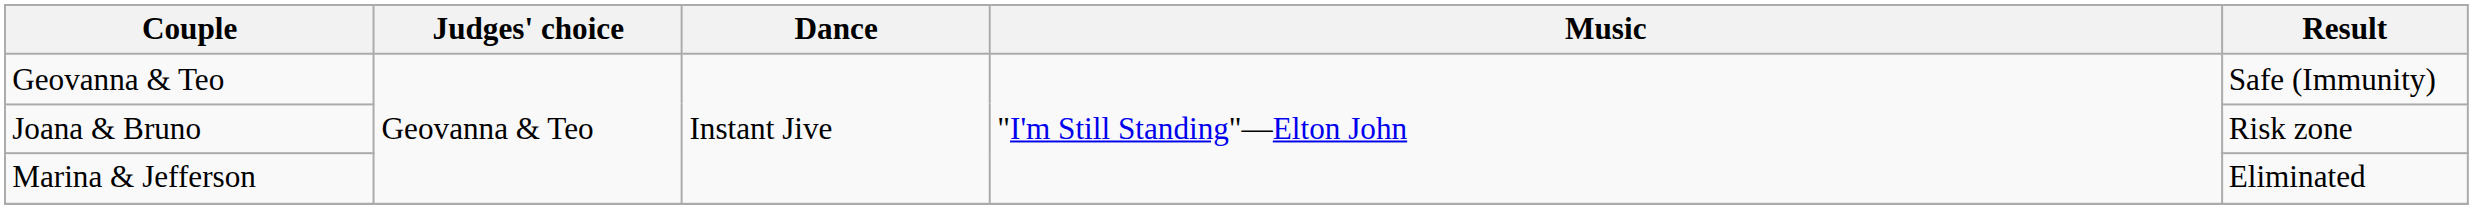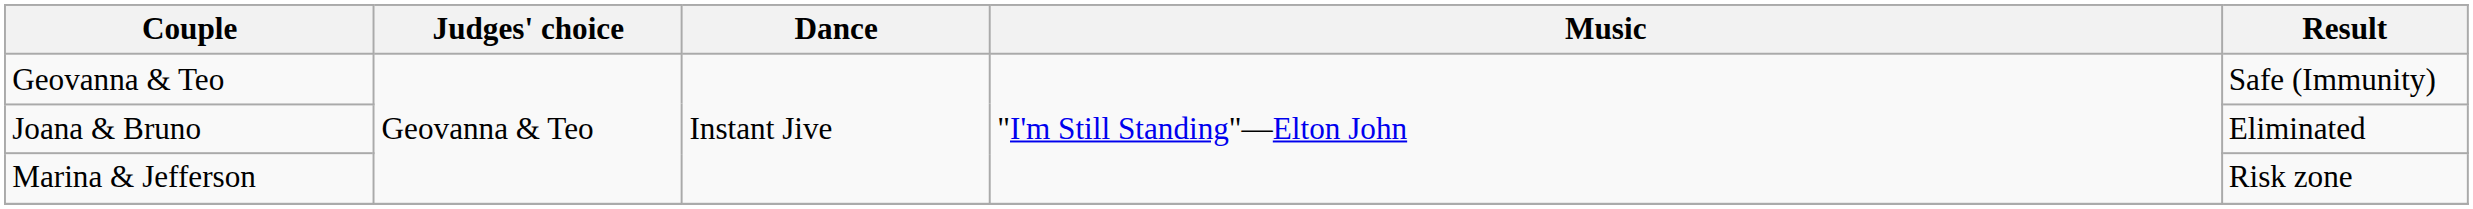(2291, 128) Risk zone -> (2297, 128) Eliminated
(2297, 177) Eliminated -> (2291, 177) Risk zone
